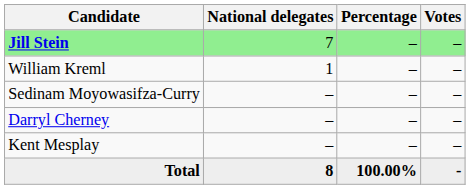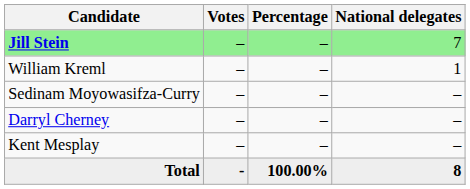columns swapped: (443, 17) <-> (270, 17)
